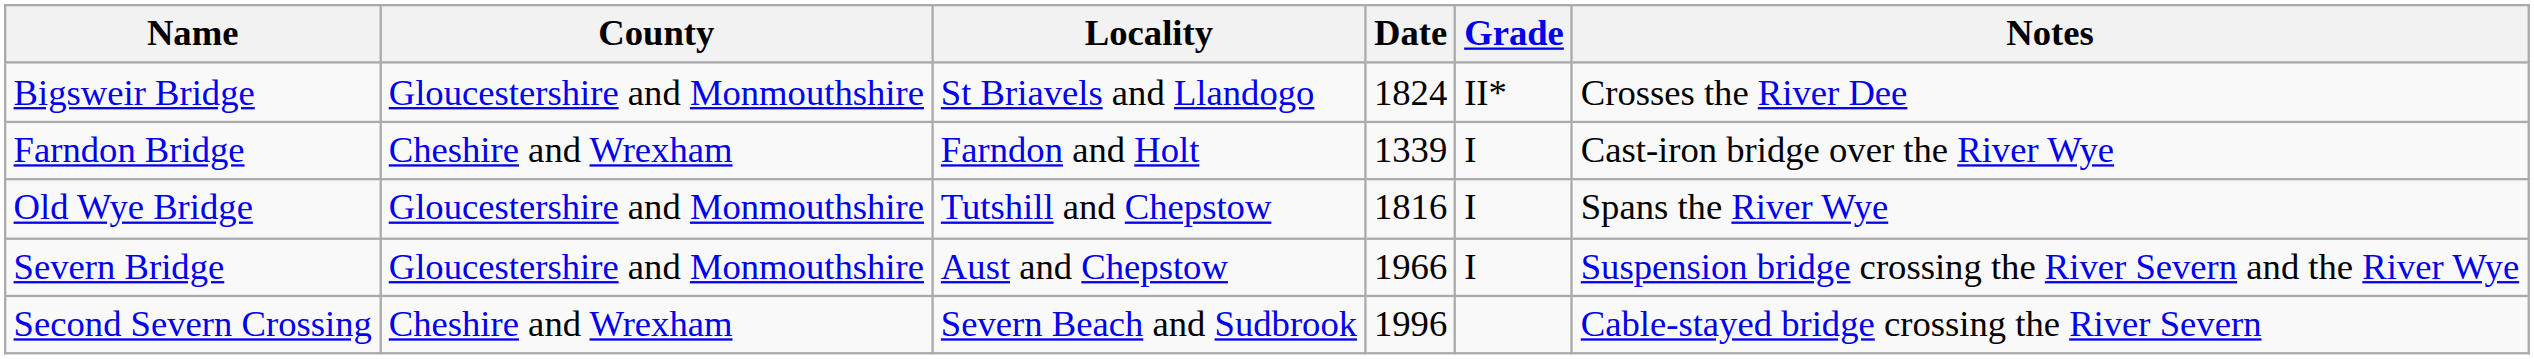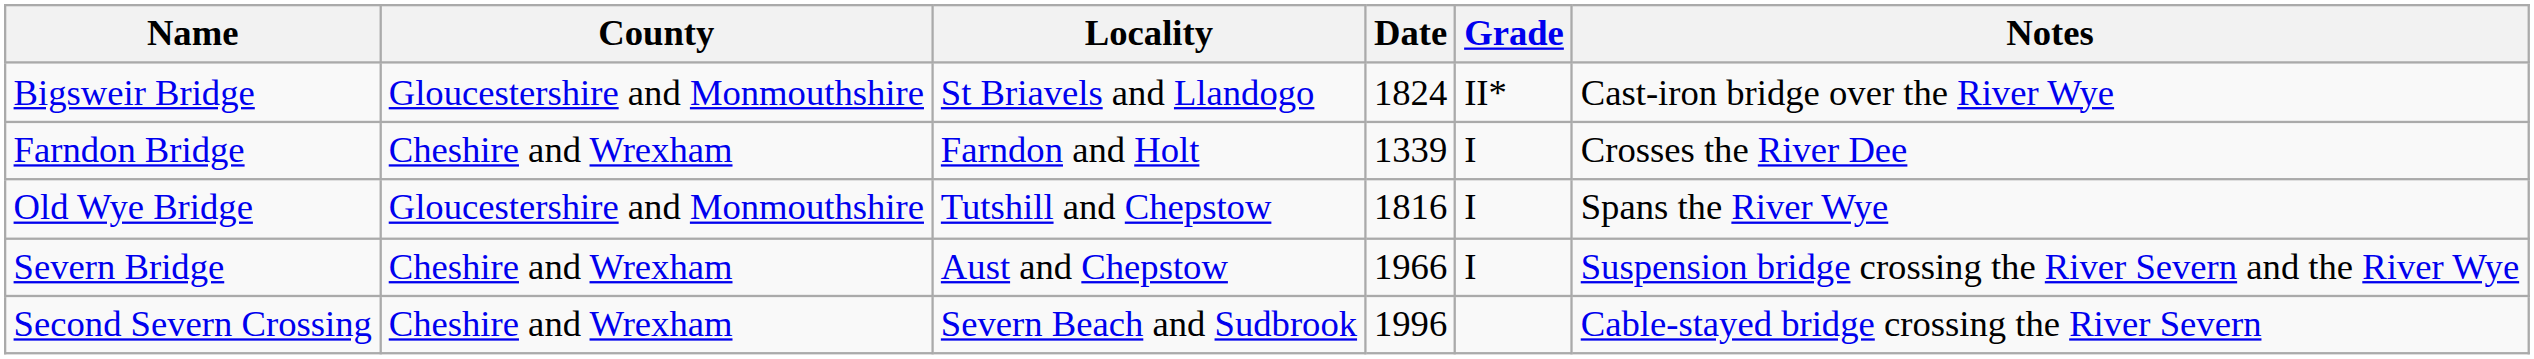(1744, 91) Crosses the River Dee -> (1847, 91) Cast-iron bridge over the River Wye
(1847, 149) Cast-iron bridge over the River Wye -> (1744, 149) Crosses the River Dee
(656, 265) Gloucestershire and Monmouthshire -> (561, 265) Cheshire and Wrexham
